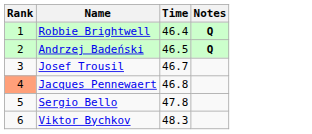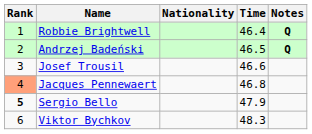+ column: (198, 13)
(175, 67) 46.7 -> (253, 67) 46.6
(20, 102) normal -> (20, 102) bold
(175, 102) 47.8 -> (253, 102) 47.9
